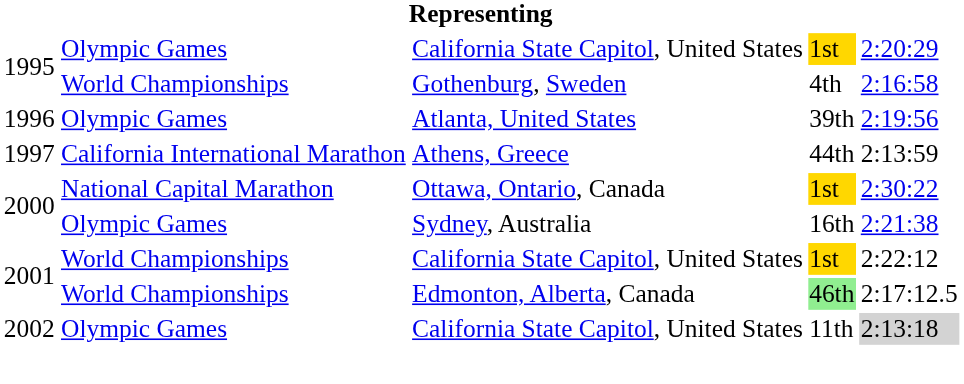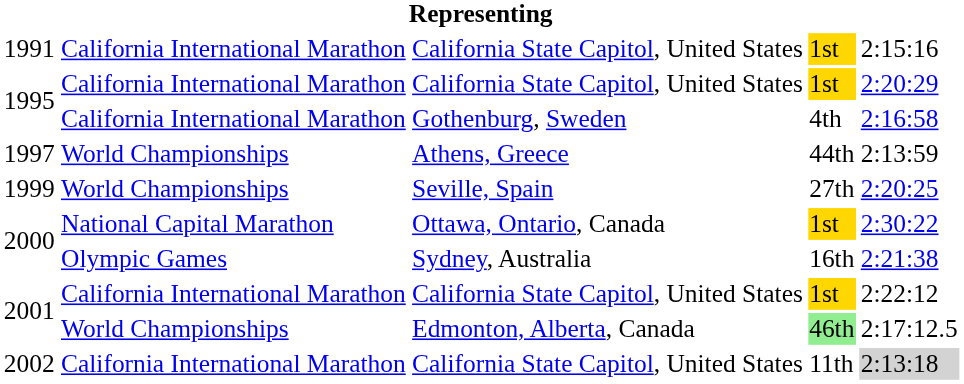+ row: (29, 48)
(144, 48) Olympic Games -> (233, 83) California International Marathon
(175, 83) World Championships -> (233, 118) California International Marathon
- row: (29, 118)
(233, 153) California International Marathon -> (175, 153) World Championships
+ row: (29, 188)
(175, 258) World Championships -> (233, 293) California International Marathon
(144, 328) Olympic Games -> (233, 363) California International Marathon
